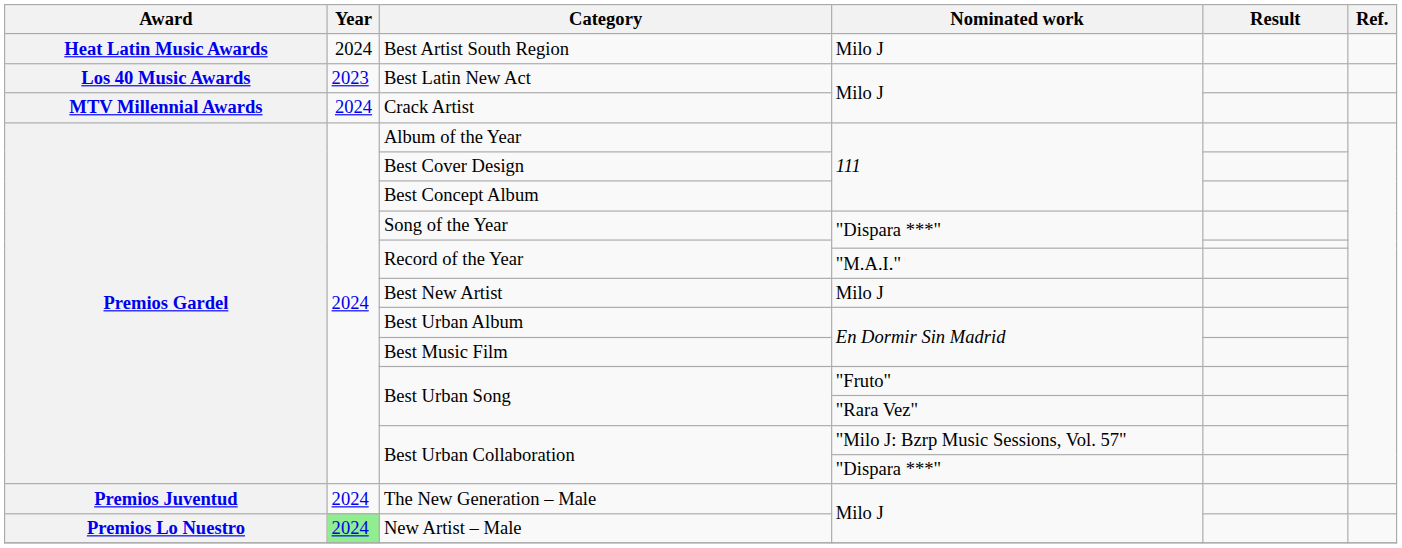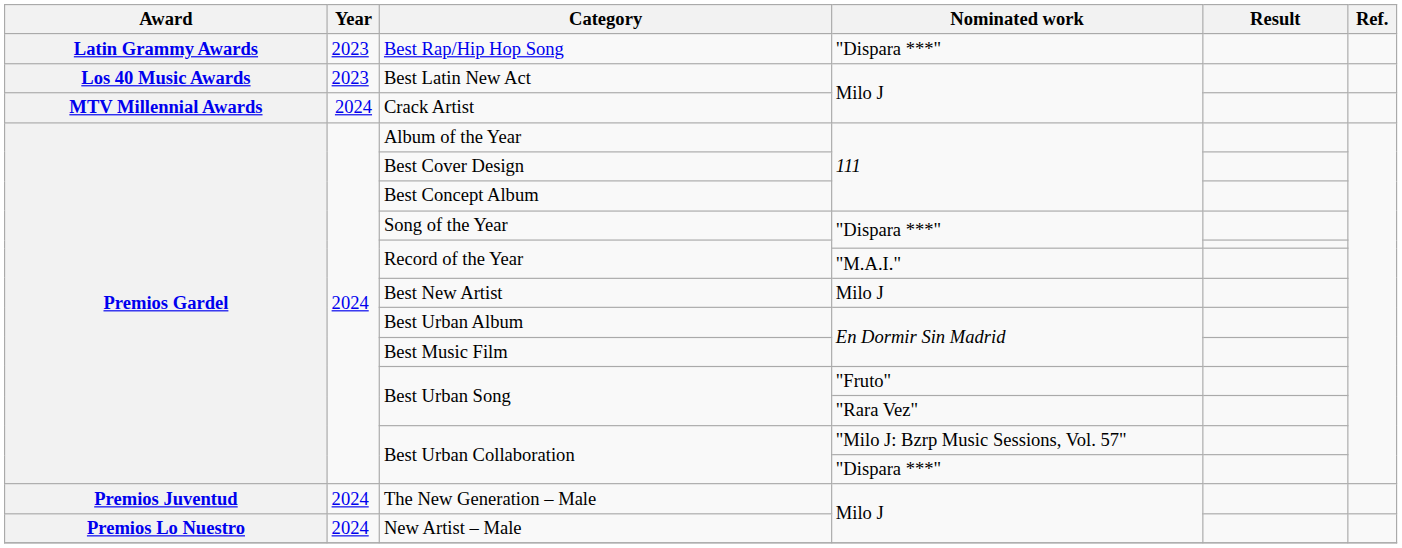- row: (476, 48)
+ row: (474, 48)
(350, 528) lightgreen background -> (350, 528) no background
